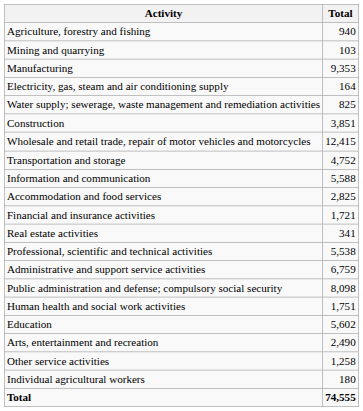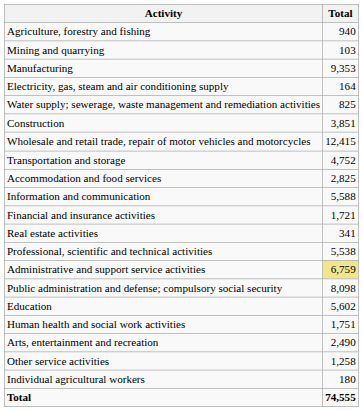rows swapped: (84, 196) <-> (79, 178)
(343, 269) no background -> (343, 269) khaki background
rows swapped: (29, 324) <-> (96, 306)
